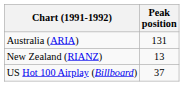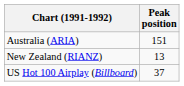(159, 40) 131 -> (159, 40) 151
